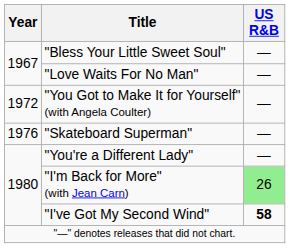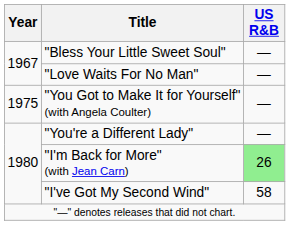(23, 104) 1972 -> (23, 104) 1975
- row: (118, 133)
(264, 214) bold -> (264, 192) normal
